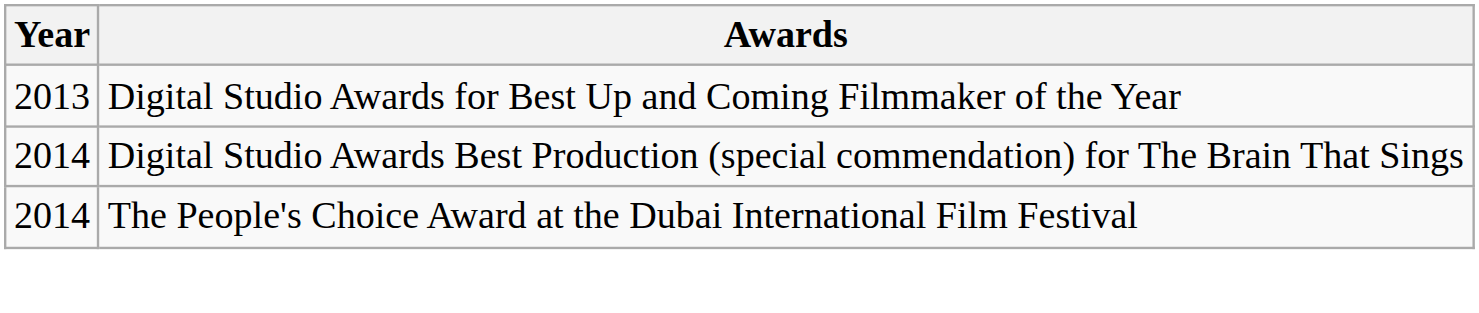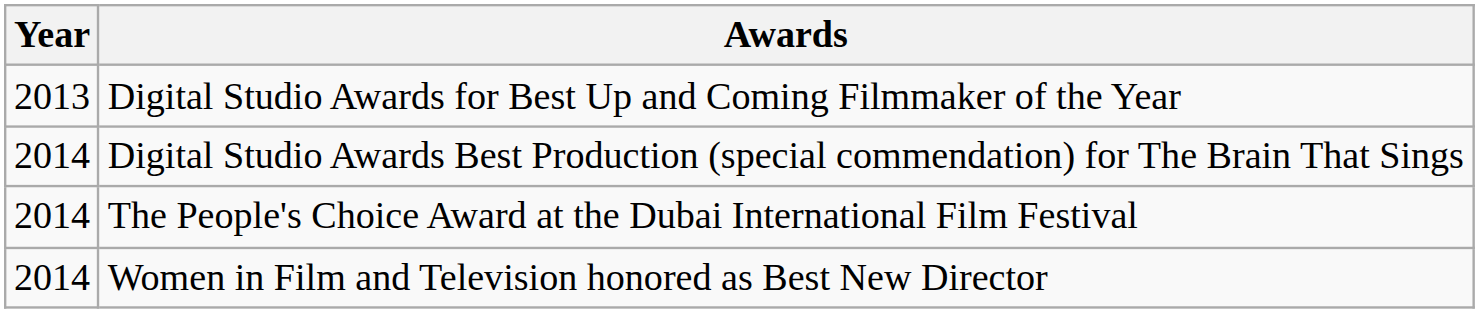+ row: (578, 276)
